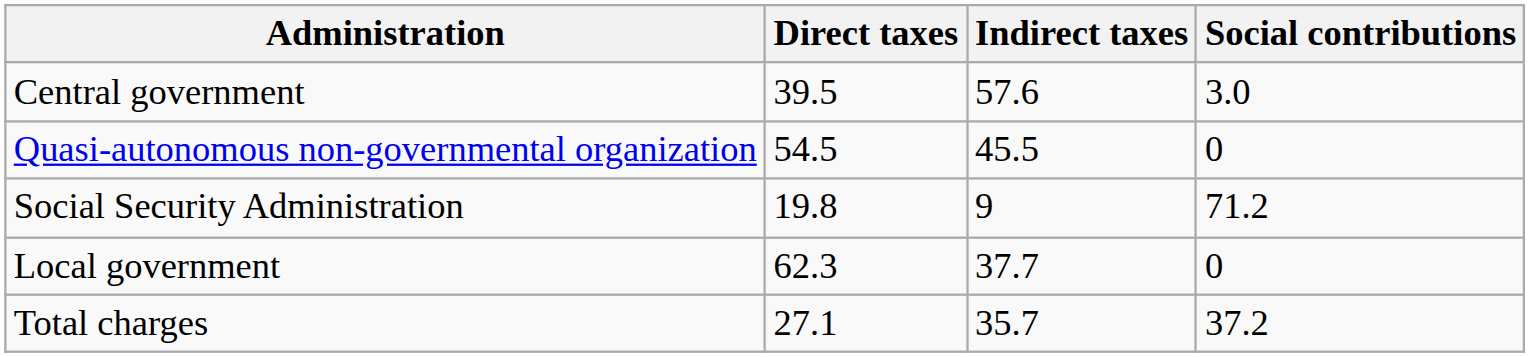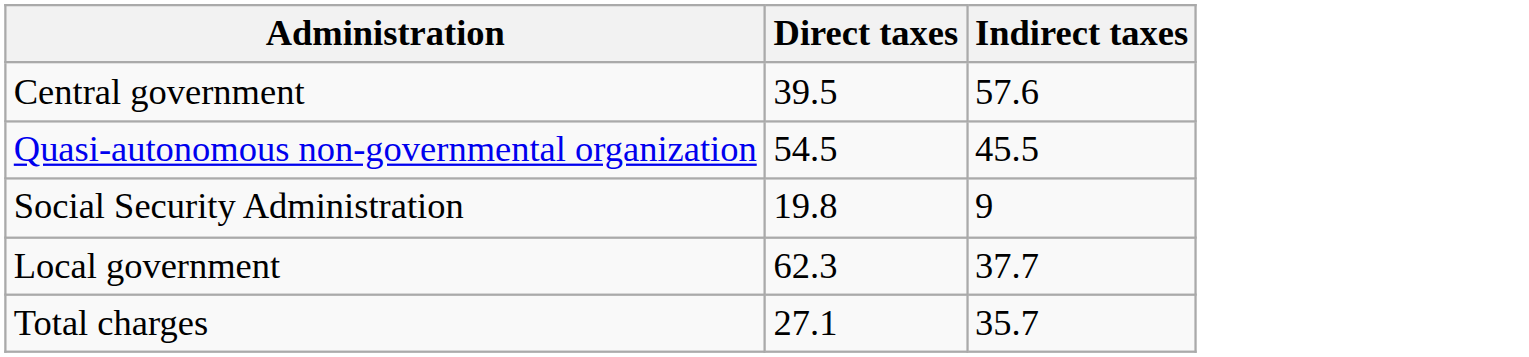- column: (1361, 33)
